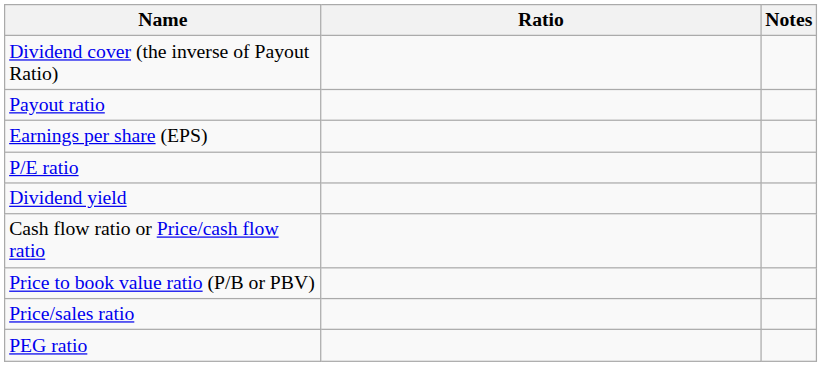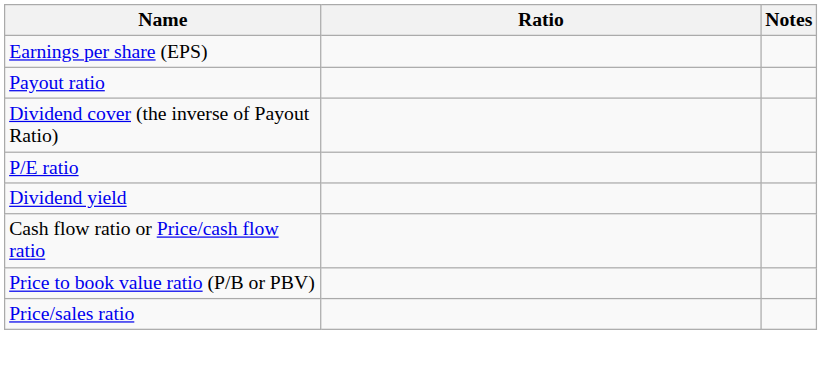rows swapped: (108, 135) <-> (159, 62)
- row: (48, 345)
